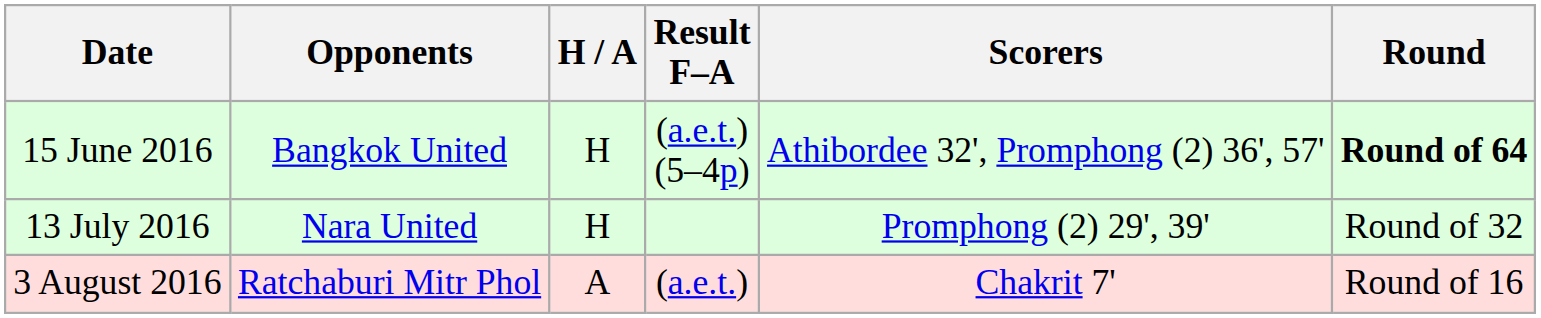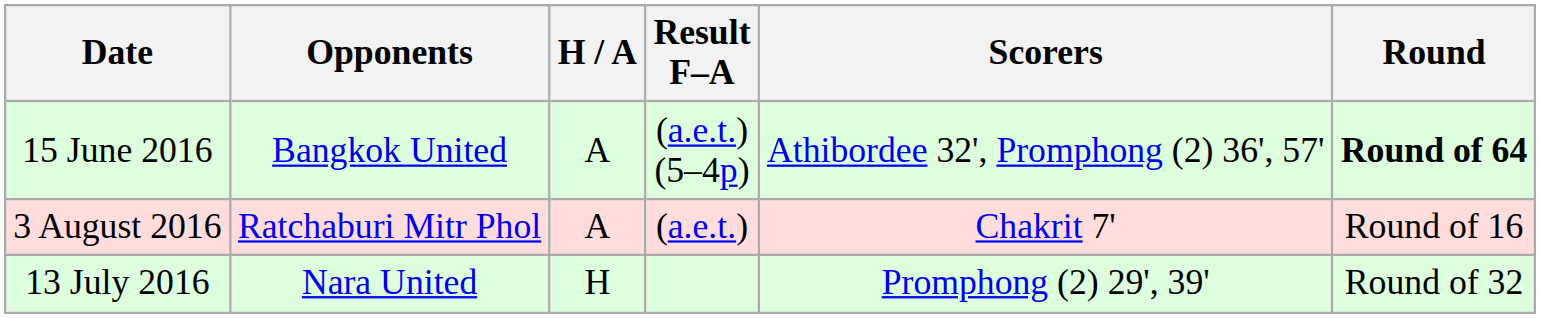(597, 149) H -> (597, 149) A
rows swapped: (117, 226) <-> (117, 282)
